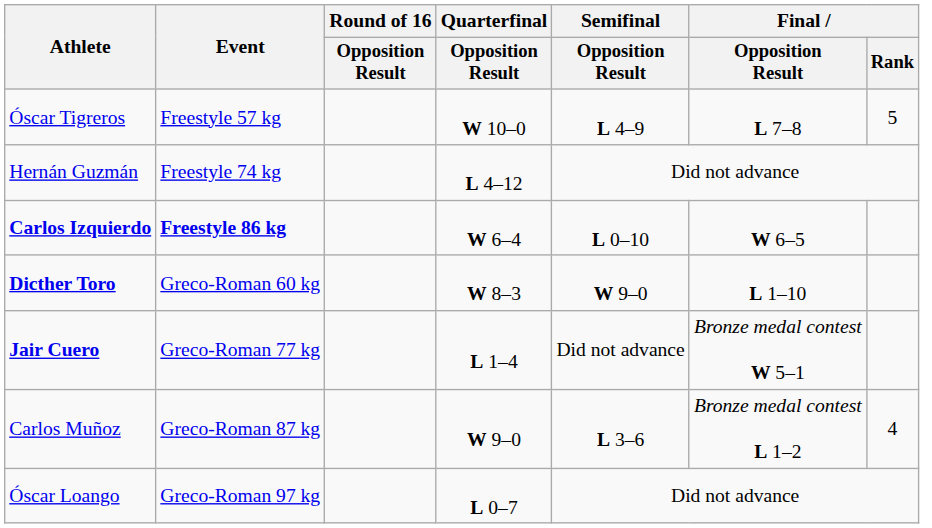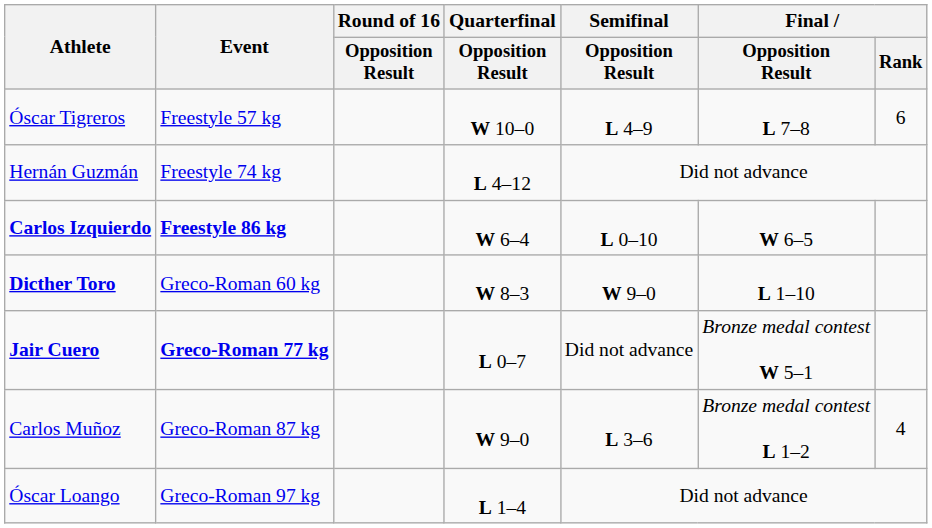(892, 117) 5 -> (901, 117) 6
(240, 350) normal -> (244, 350) bold
(494, 362) L 1–4 -> (502, 362) L 0–7
(494, 507) L 0–7 -> (502, 507) L 1–4
